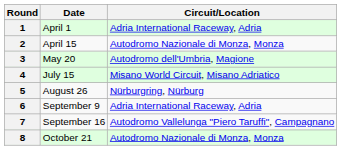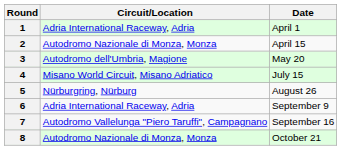columns swapped: (222, 12) <-> (74, 12)
